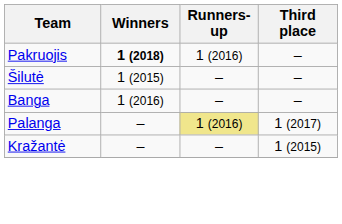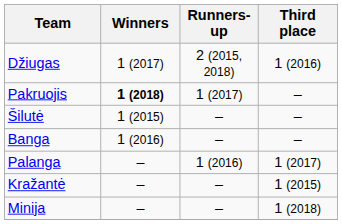+ row: (34, 63)
(219, 54) 1 (2016) -> (219, 93) 1 (2017)
(219, 123) khaki background -> (219, 162) no background
+ row: (27, 208)
